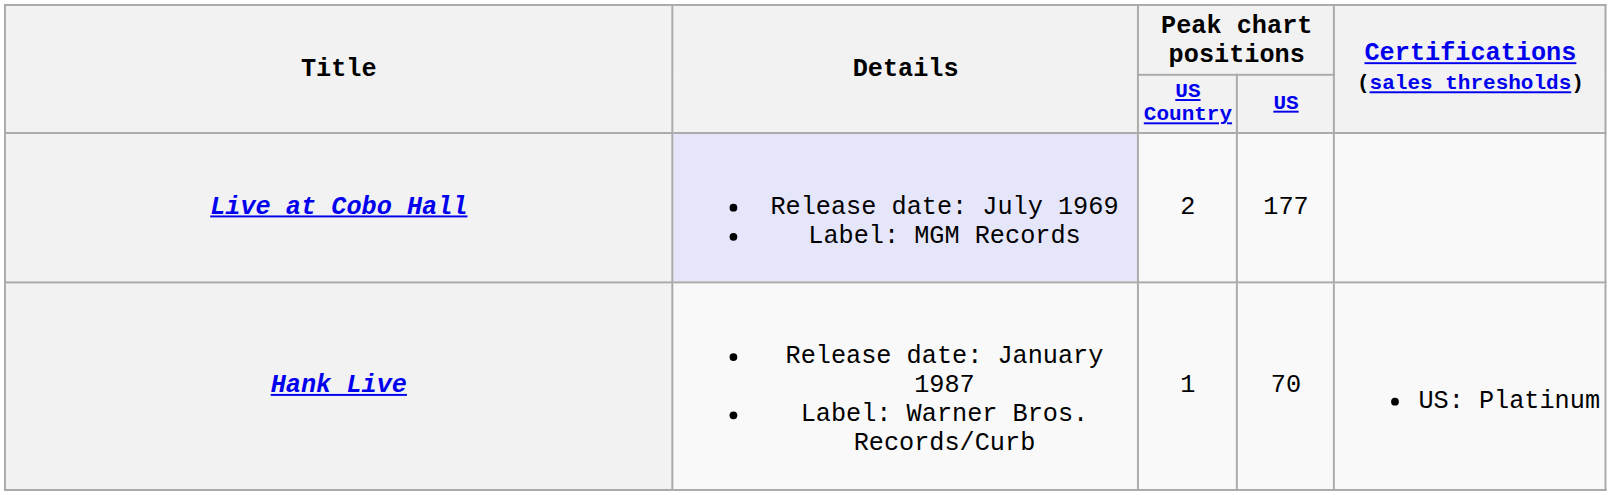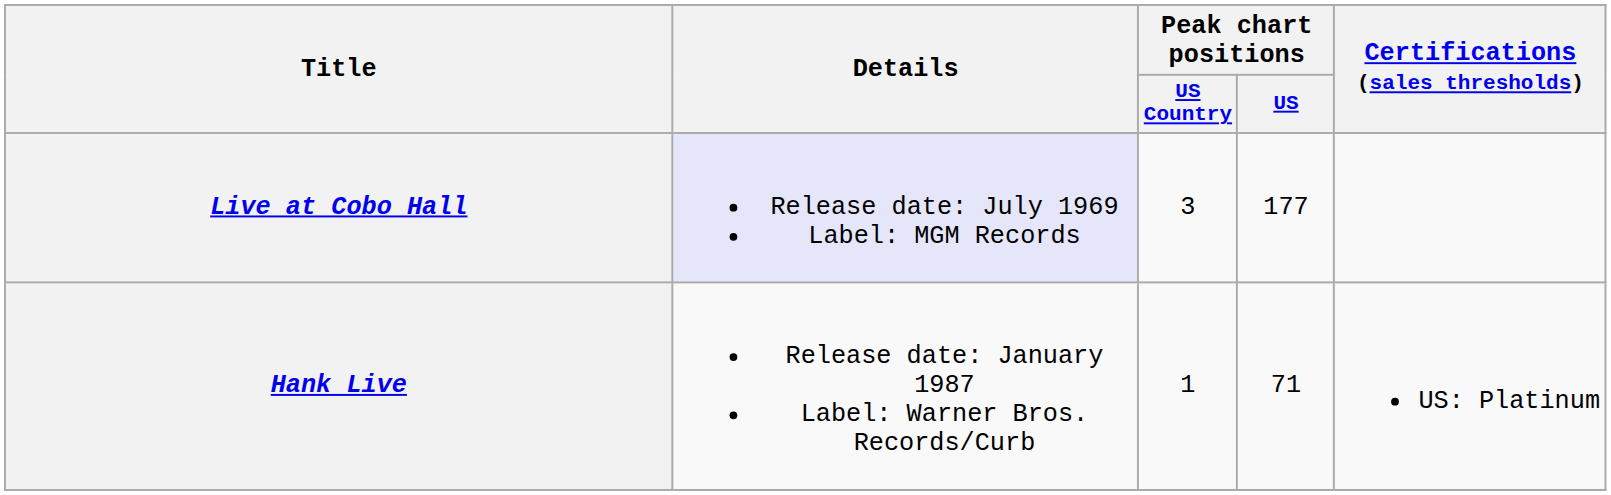(1188, 207) 2 -> (1188, 207) 3
(1286, 386) 70 -> (1286, 386) 71
